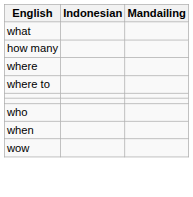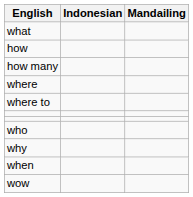+ row: (17, 48)
+ row: (17, 148)
